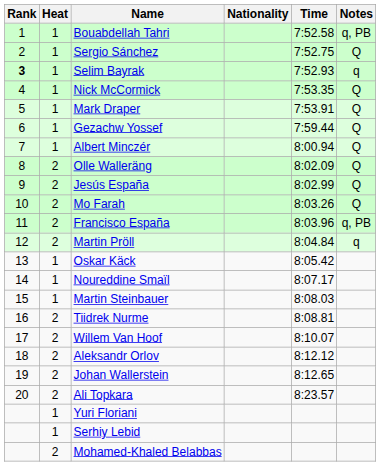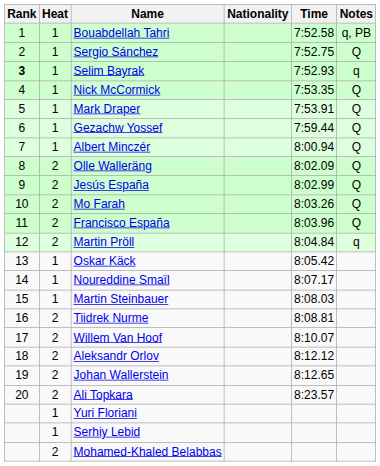(356, 223) q, PB -> (356, 223) Q
